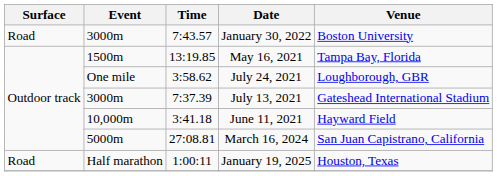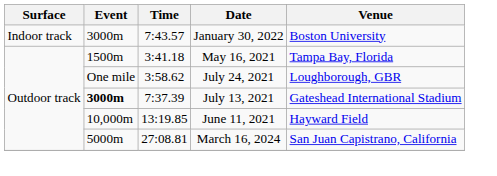(21, 35) Road -> (40, 35) Indoor track
(192, 56) 13:19.85 -> (164, 56) 3:41.18
(105, 98) normal -> (105, 98) bold
(192, 118) 3:41.18 -> (164, 118) 13:19.85
- row: (266, 160)
